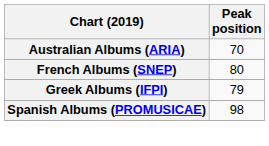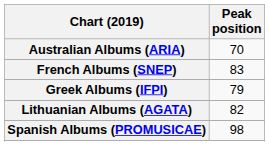(237, 69) 80 -> (237, 69) 83
+ row: (107, 110)
